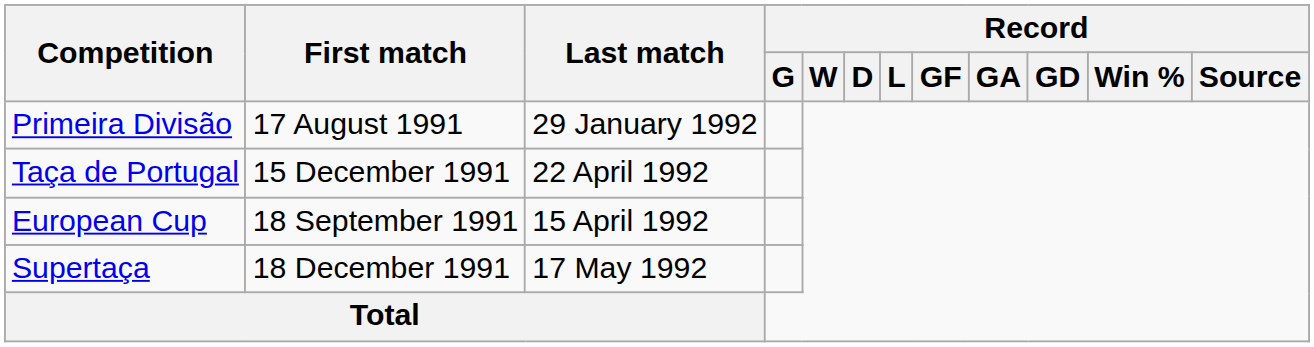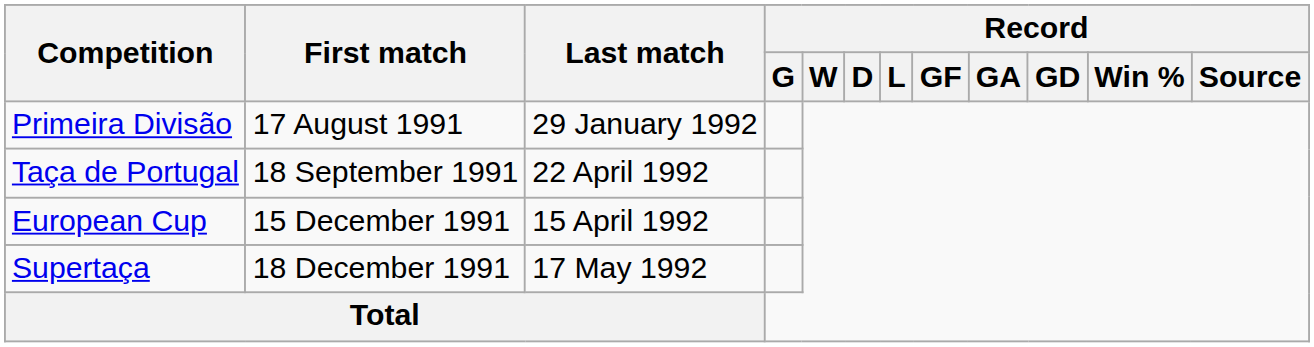(381, 172) 15 December 1991 -> (386, 172) 18 September 1991
(386, 220) 18 September 1991 -> (381, 220) 15 December 1991
